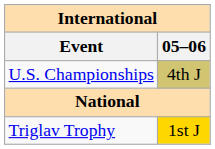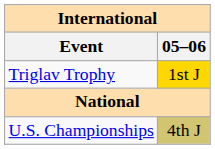rows swapped: (62, 130) <-> (81, 74)
